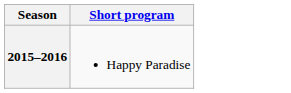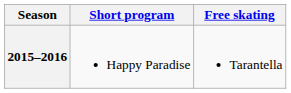+ column: (239, 15)
